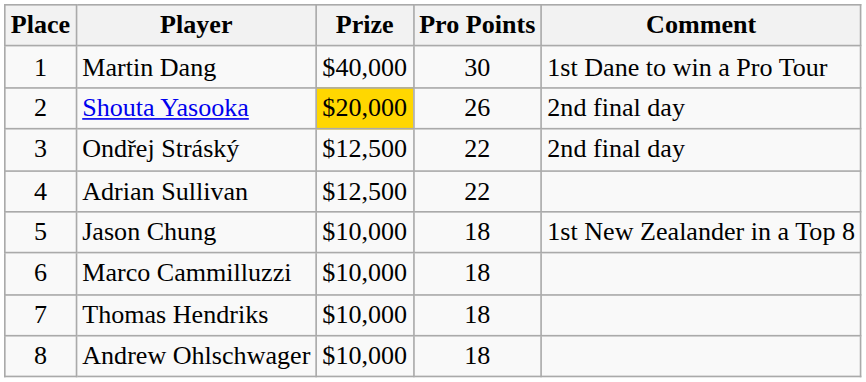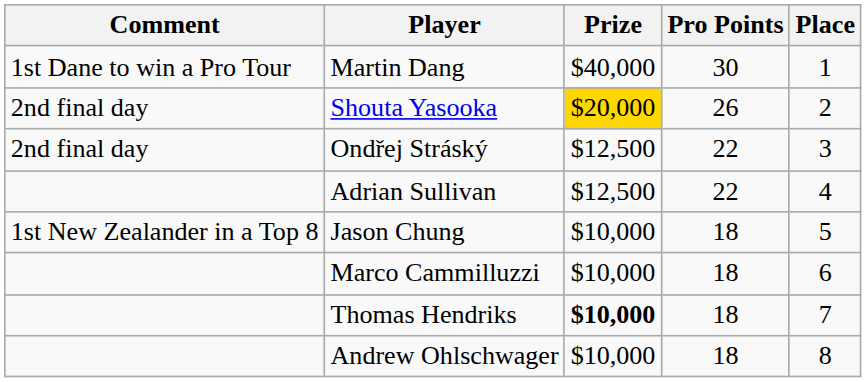columns swapped: (41, 25) <-> (701, 25)
(365, 314) normal -> (613, 314) bold
